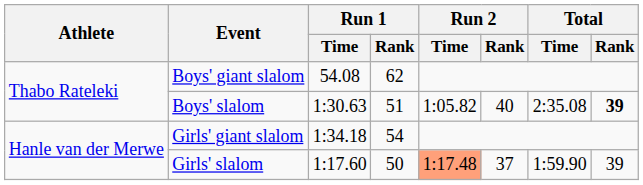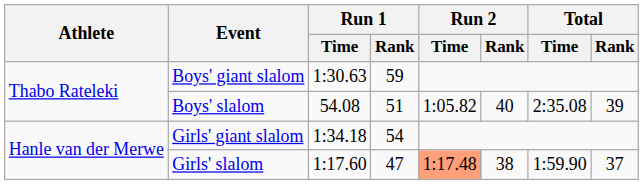(340, 76) 54.08 -> (340, 76) 1:30.63
(395, 76) 62 -> (395, 76) 59
(340, 106) 1:30.63 -> (340, 106) 54.08
(615, 106) bold -> (615, 106) normal
(395, 165) 50 -> (395, 165) 47
(505, 165) 37 -> (505, 165) 38
(615, 165) 39 -> (615, 165) 37
